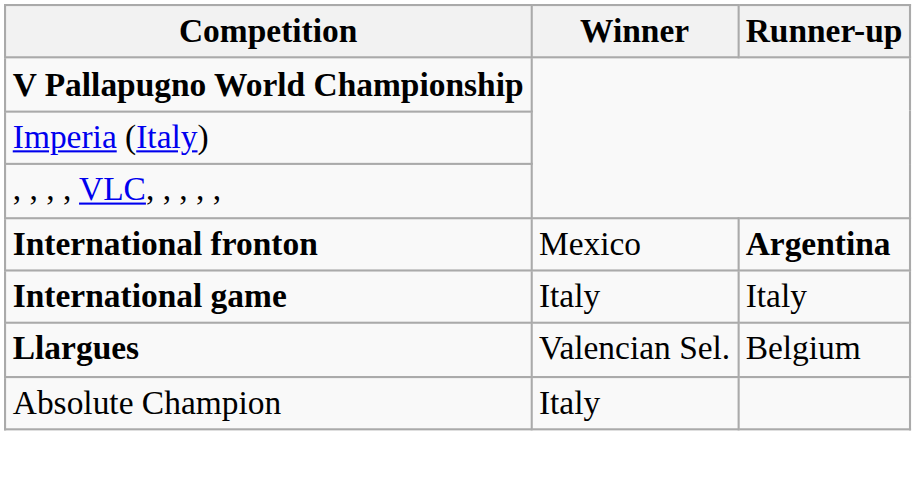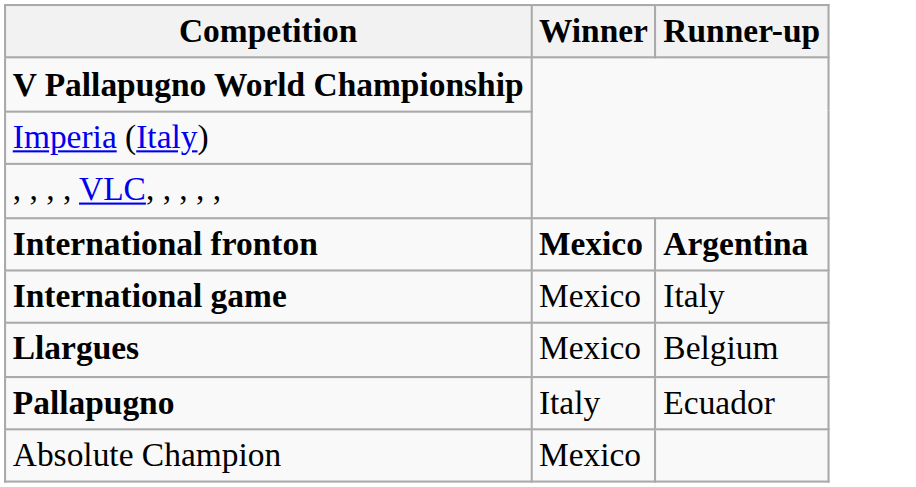(590, 243) normal -> (591, 243) bold
(570, 296) Italy -> (590, 296) Mexico
(635, 349) Valencian Sel. -> (590, 349) Mexico
+ row: (94, 402)
(570, 402) Italy -> (590, 455) Mexico
